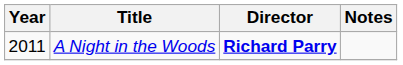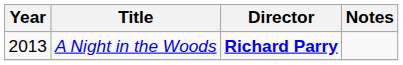(27, 45) 2011 -> (28, 45) 2013
